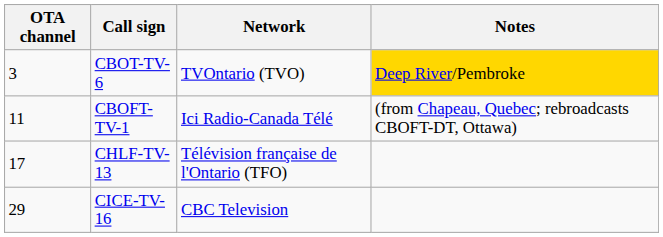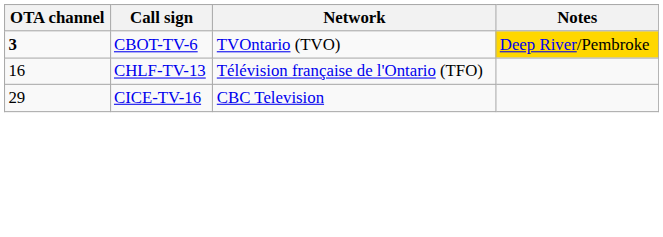(13, 72) normal -> (13, 44) bold
- row: (124, 118)
(17, 163) 17 -> (17, 71) 16
